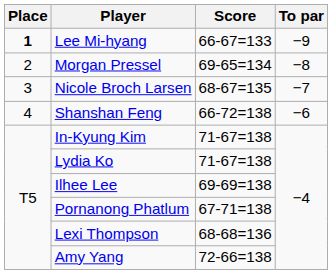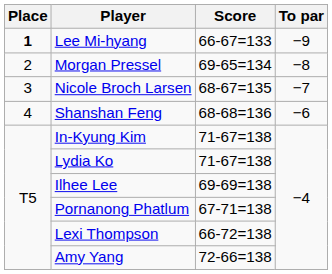(235, 112) 66-72=138 -> (235, 112) 68-68=136
(235, 233) 68-68=136 -> (235, 233) 66-72=138
